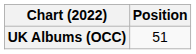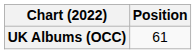(160, 37) 51 -> (160, 37) 61
